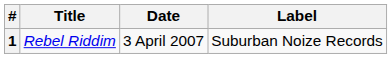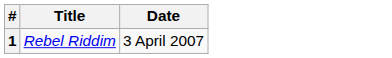- column: (297, 16)
